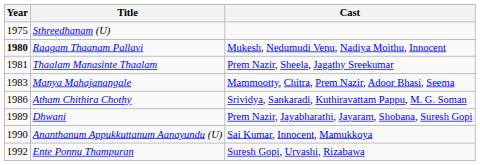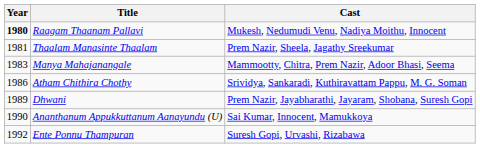- row: (72, 30)
